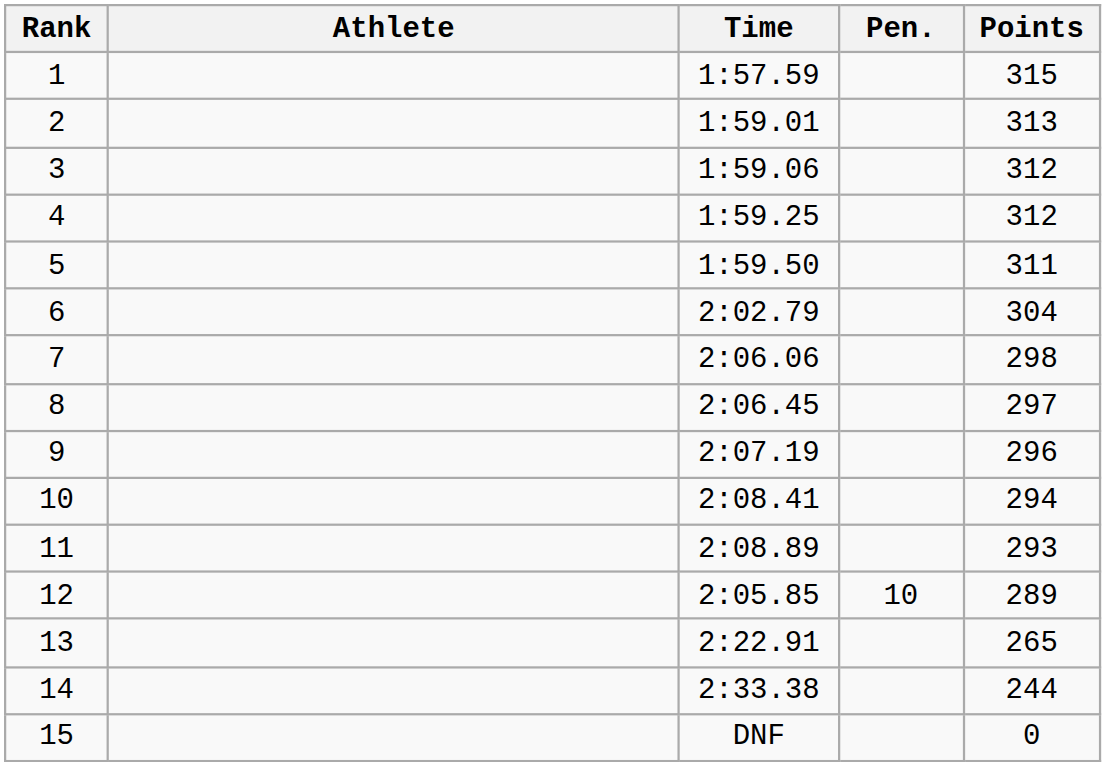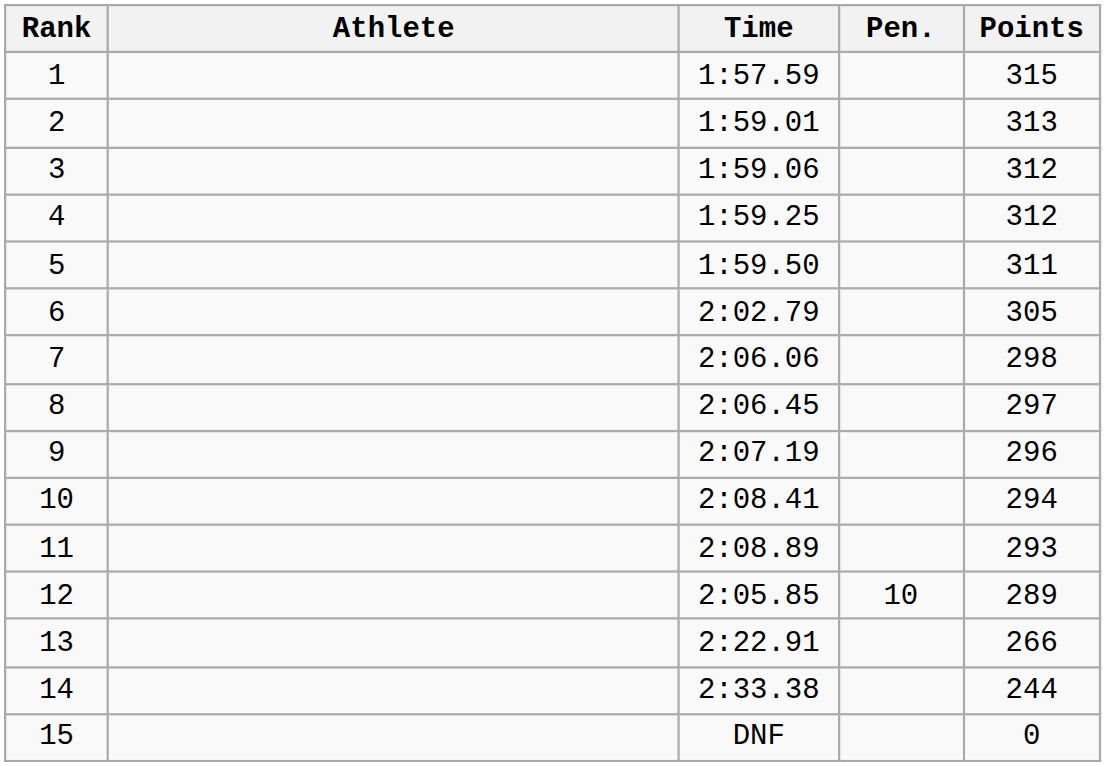(1032, 312) 304 -> (1032, 312) 305
(1032, 643) 265 -> (1032, 643) 266
